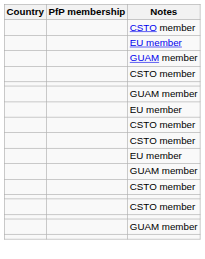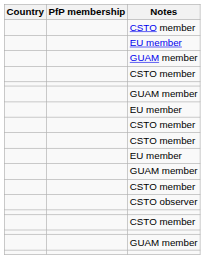+ row: (25, 202)
